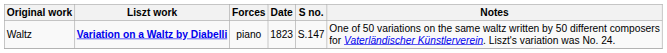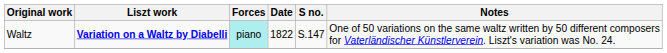(249, 34) no background -> (249, 34) paleturquoise background
(282, 34) 1823 -> (282, 34) 1822
